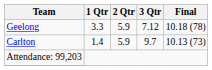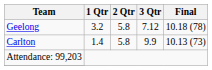(97, 27) 3.3 -> (97, 27) 3.2
(124, 27) 5.9 -> (124, 27) 5.8
(124, 42) 5.9 -> (124, 42) 5.8
(150, 42) 9.7 -> (150, 42) 9.9
